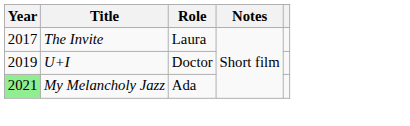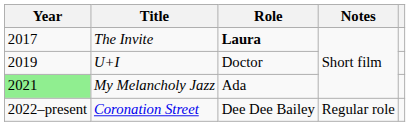(189, 39) normal -> (241, 39) bold
+ row: (146, 109)
